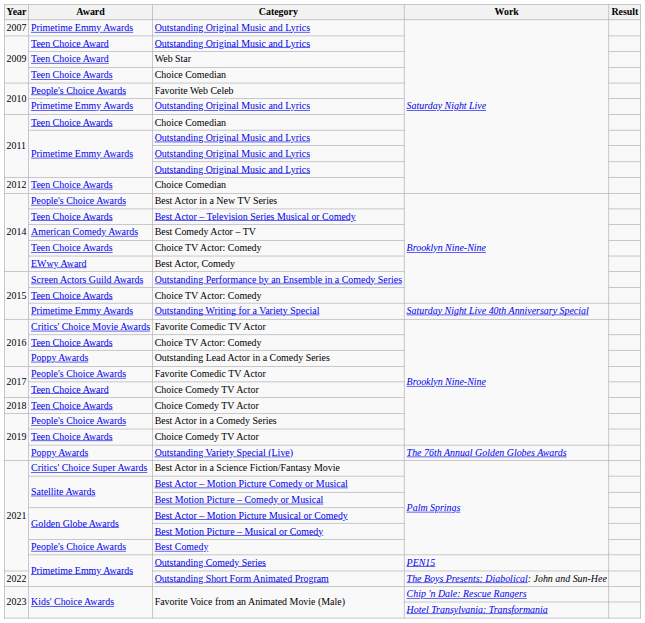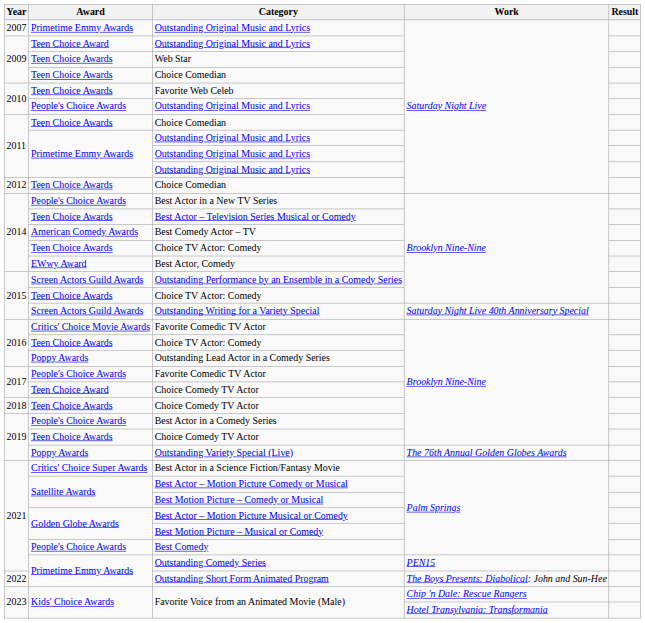(70, 59) Teen Choice Award -> (72, 59) Teen Choice Awards
(79, 91) People's Choice Awards -> (72, 91) Teen Choice Awards
(82, 106) Primetime Emmy Awards -> (79, 106) People's Choice Awards
(82, 311) Primetime Emmy Awards -> (87, 311) Screen Actors Guild Awards
